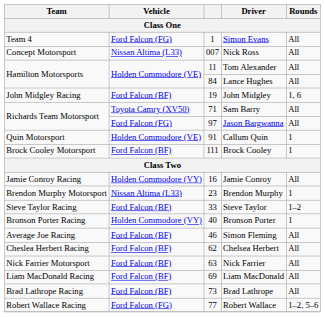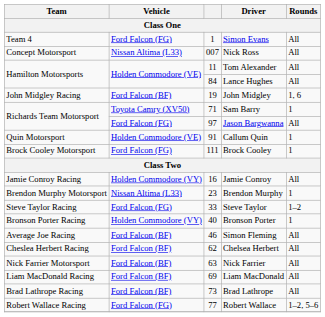(294, 109) All -> (290, 109) 1
(141, 151) Ford Falcon (BF) -> (141, 151) Ford Falcon (FG)
(141, 207) Ford Falcon (BF) -> (141, 207) Ford Falcon (FG)
